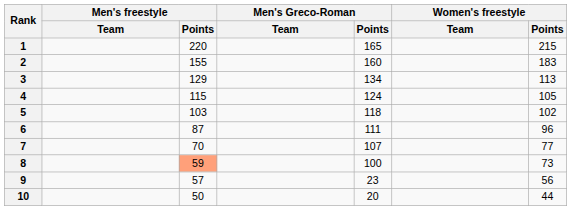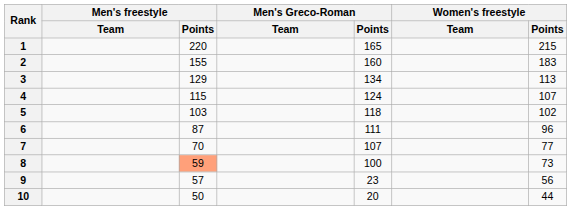(547, 96) 105 -> (547, 96) 107
